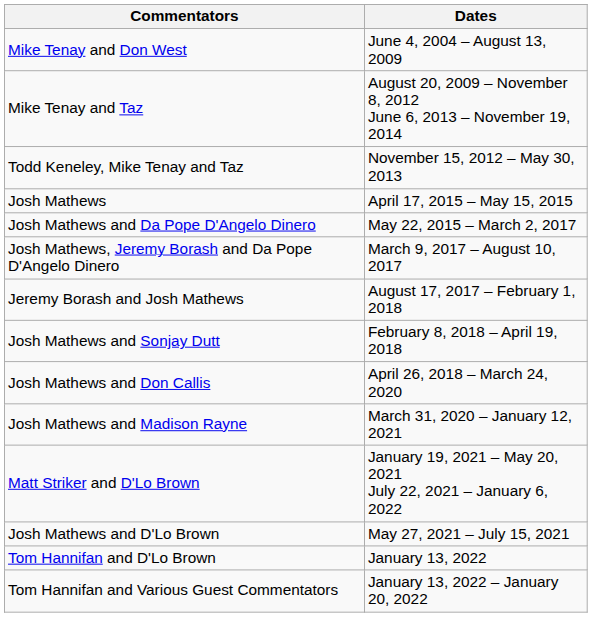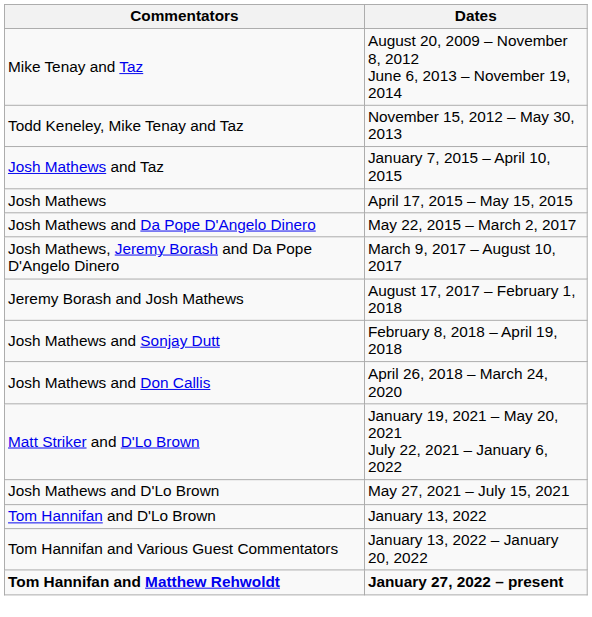- row: (97, 49)
+ row: (86, 167)
- row: (128, 424)
+ row: (144, 582)
